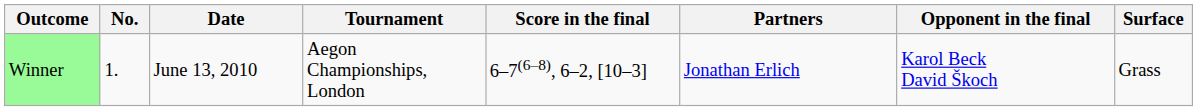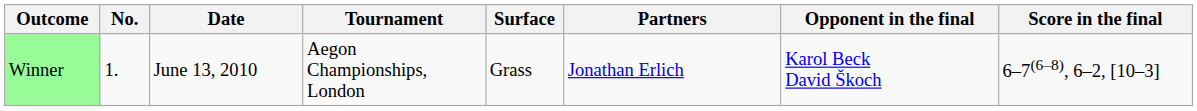columns swapped: (1153, 19) <-> (582, 19)
